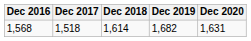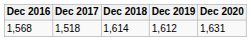(164, 28) 1,682 -> (164, 28) 1,612
